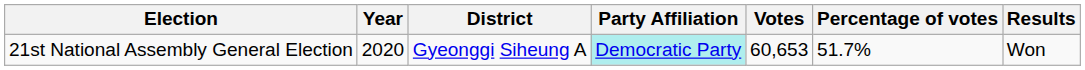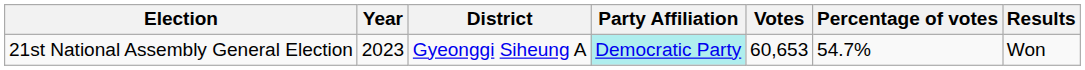(383, 49) 2020 -> (383, 49) 2023
(844, 49) 51.7% -> (844, 49) 54.7%
